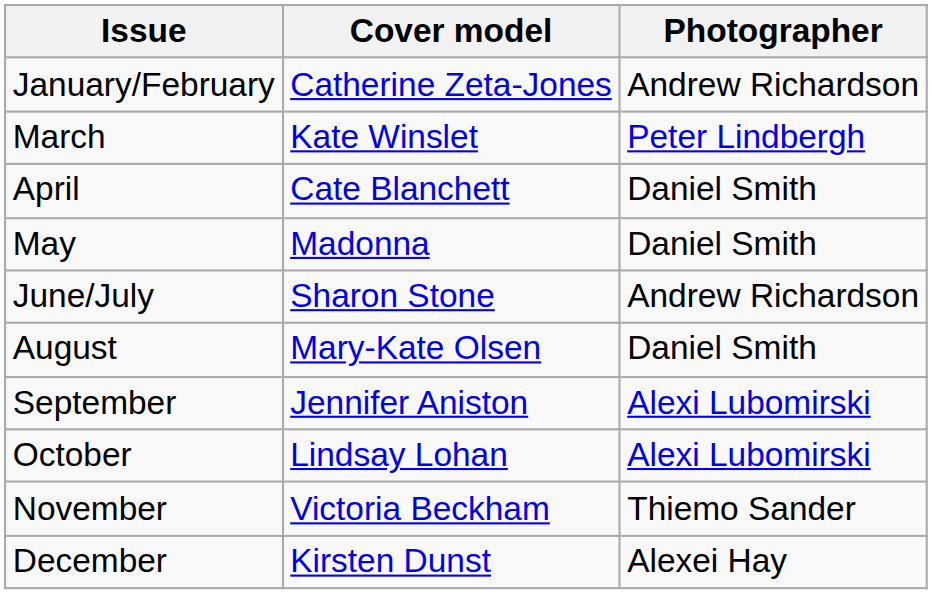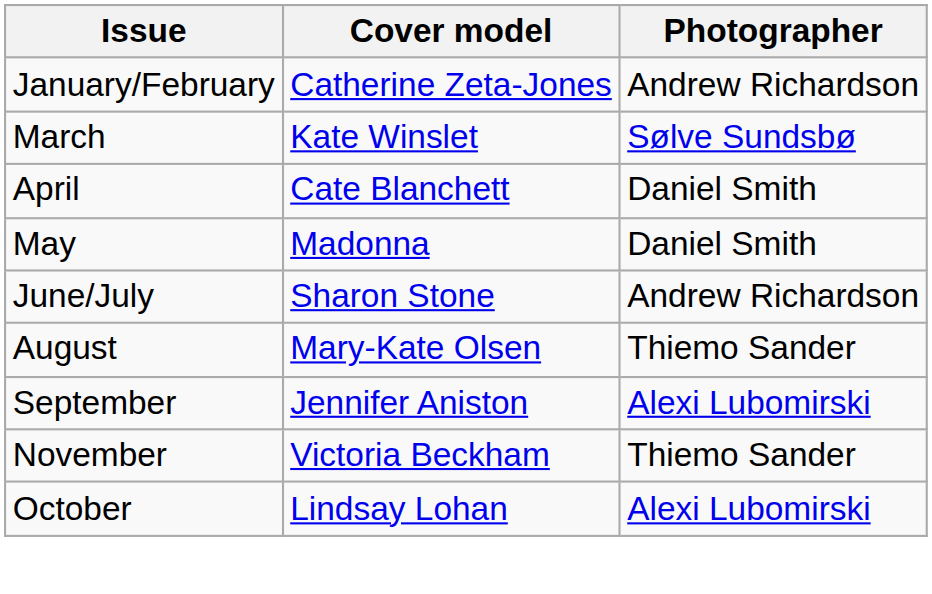(746, 137) Peter Lindbergh -> (742, 137) Sølve Sundsbø
(722, 349) Daniel Smith -> (742, 349) Thiemo Sander
rows swapped: (72, 455) <-> (90, 508)
- row: (90, 561)
